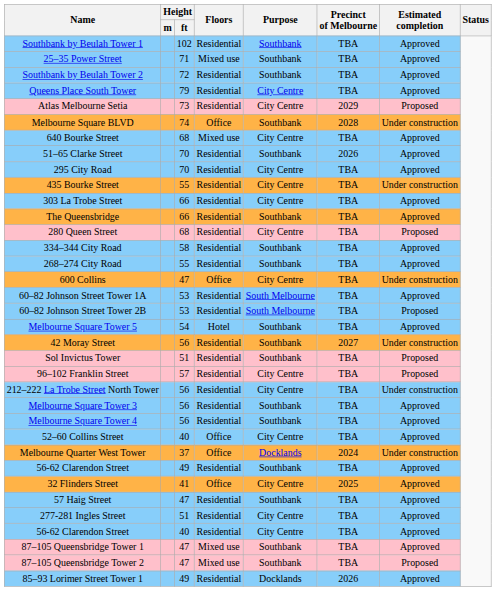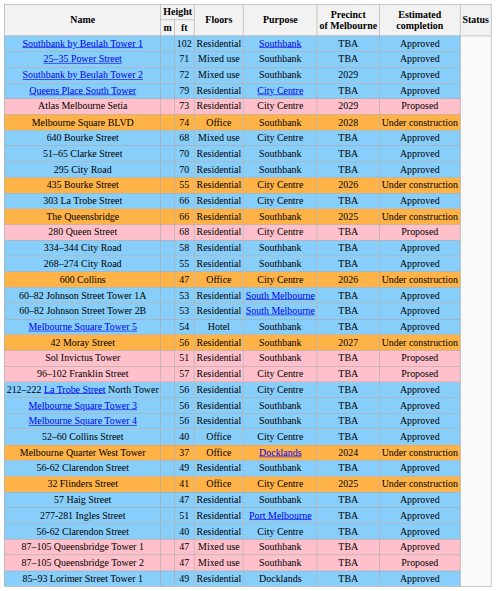(219, 75) Residential -> (219, 75) Mixed use
(348, 75) TBA -> (348, 75) 2029
(348, 153) 2026 -> (348, 153) TBA
(280, 169) City Centre -> (280, 169) Southbank
(348, 185) TBA -> (348, 185) 2026
(348, 216) TBA -> (348, 216) 2025
(420, 216) Approved -> (420, 216) Under construction
(348, 279) TBA -> (348, 279) 2026
(420, 311) Proposed -> (420, 311) Approved
(420, 389) Under construction -> (420, 389) Approved
(420, 484) Approved -> (420, 484) Under construction
(280, 515) City Centre -> (280, 515) Port Melbourne
(348, 578) 2026 -> (348, 578) TBA
